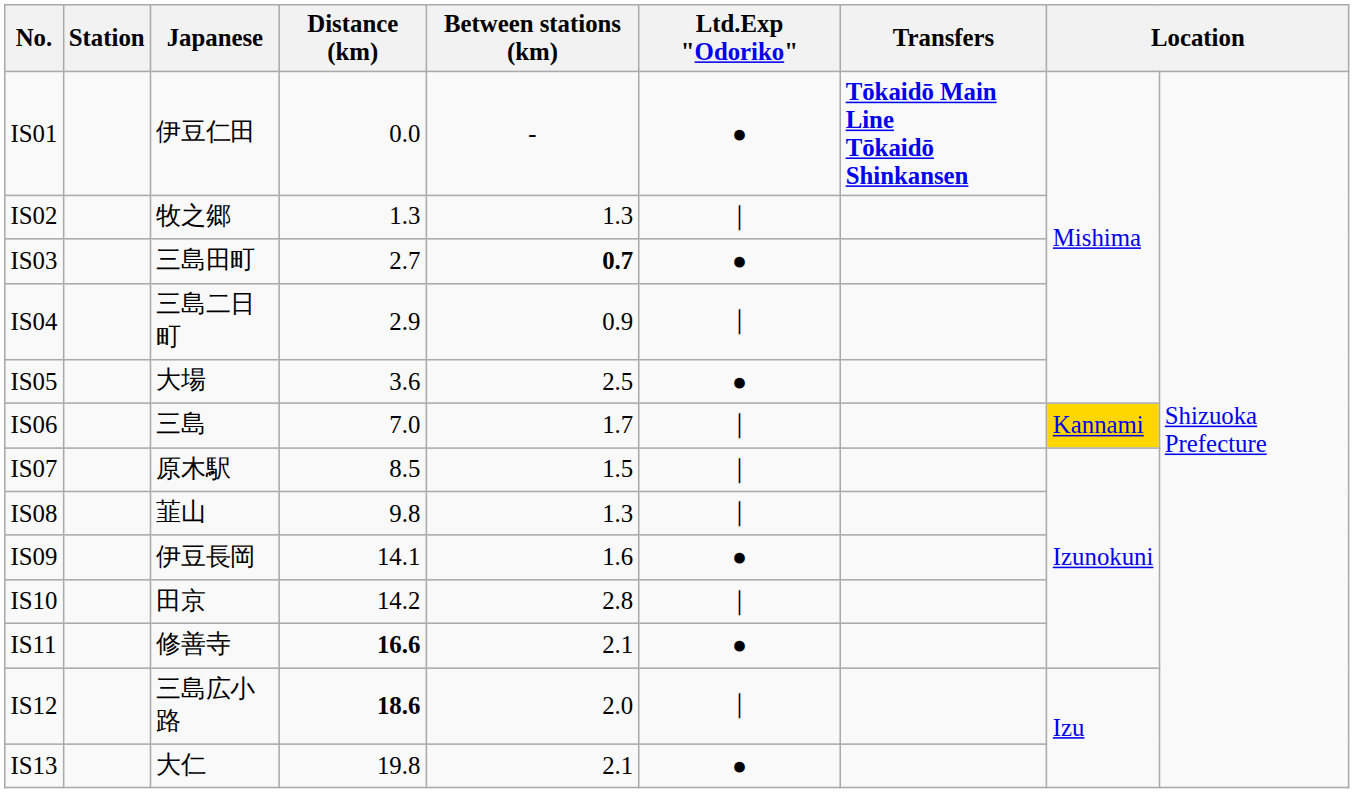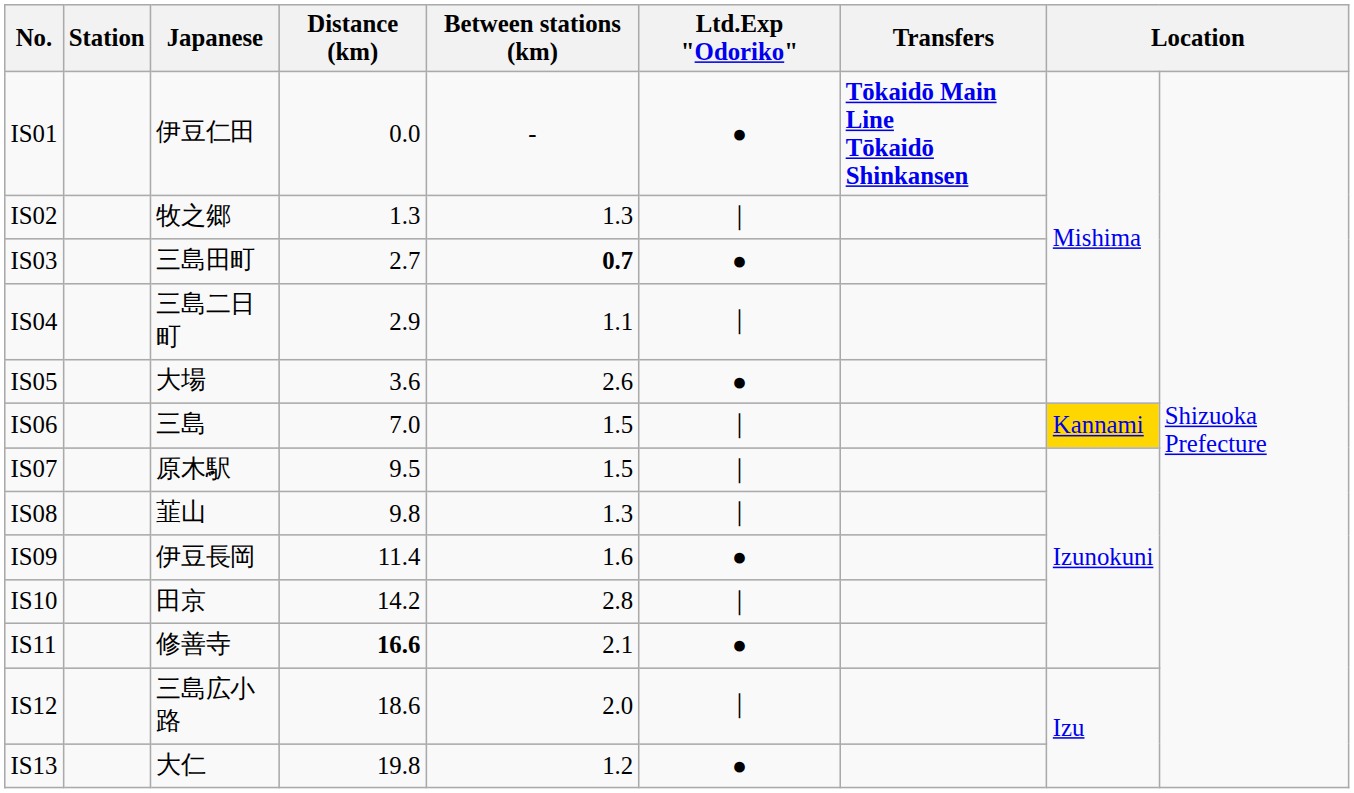(618, 320) 0.9 -> (618, 320) 1.1
(618, 381) 2.5 -> (618, 381) 2.6
(618, 425) 1.7 -> (618, 425) 1.5
(405, 469) 8.5 -> (405, 469) 9.5
(399, 557) 14.1 -> (399, 557) 11.4
(399, 705) bold -> (399, 705) normal
(618, 765) 2.1 -> (618, 765) 1.2
